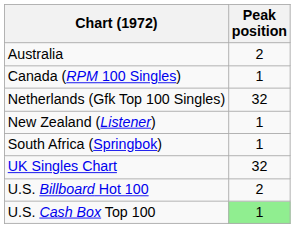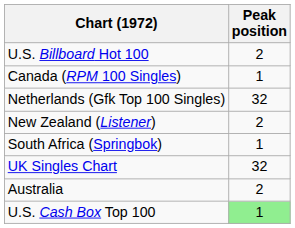rows swapped: (35, 54) <-> (78, 189)
(259, 122) 1 -> (259, 122) 2
